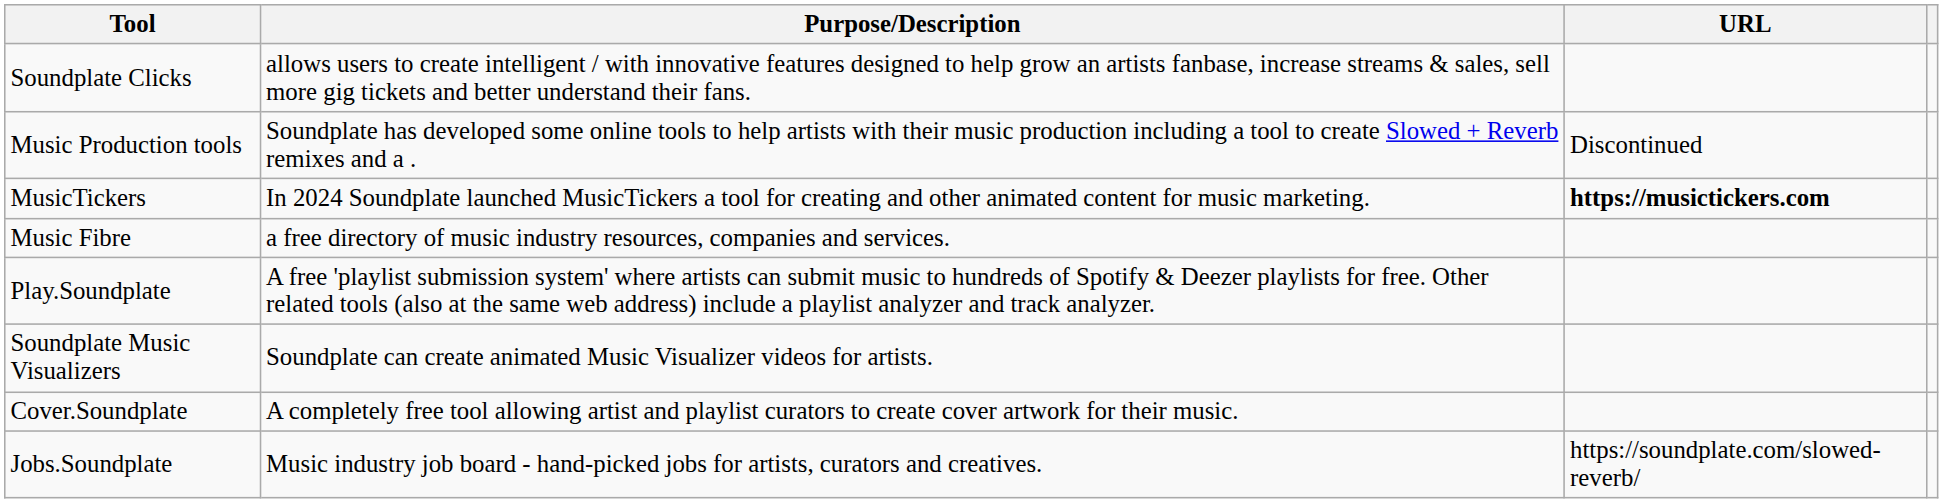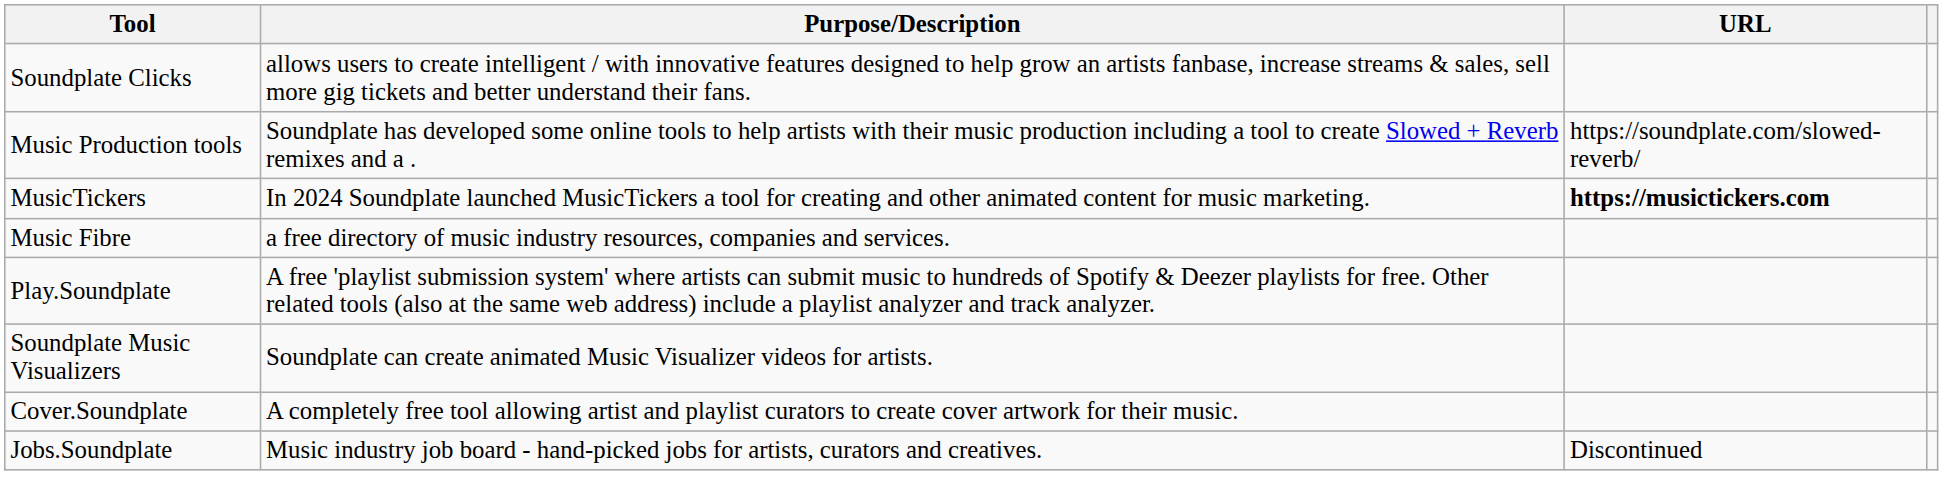(1636, 144) Discontinued -> (1725, 144) https://soundplate.com/slowed-reverb/
(1725, 464) https://soundplate.com/slowed-reverb/ -> (1636, 450) Discontinued
